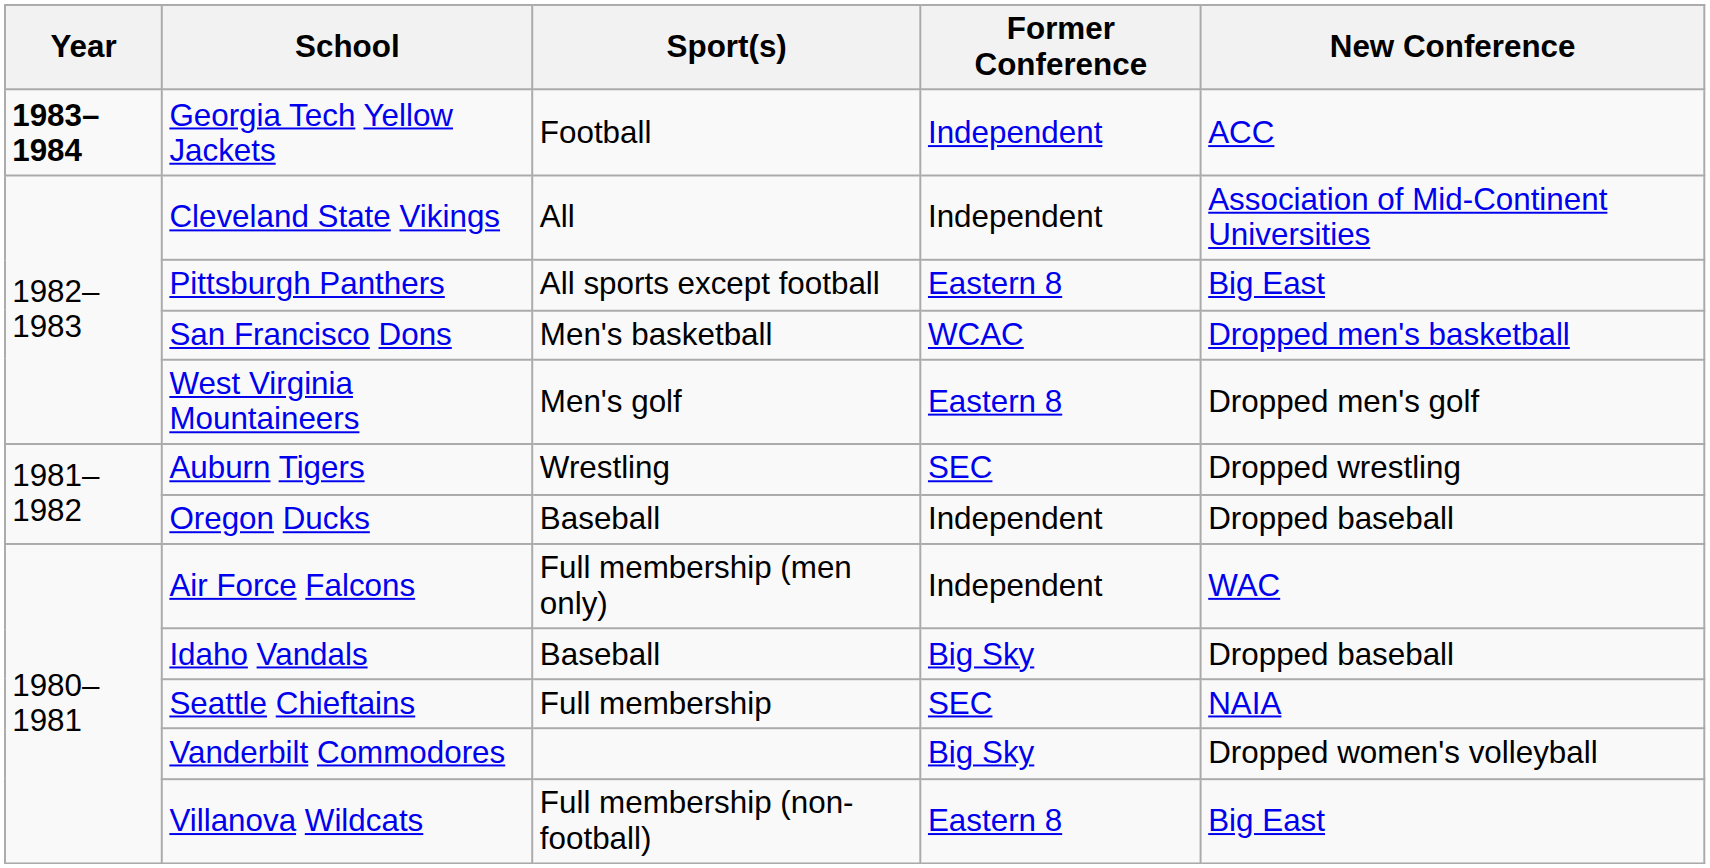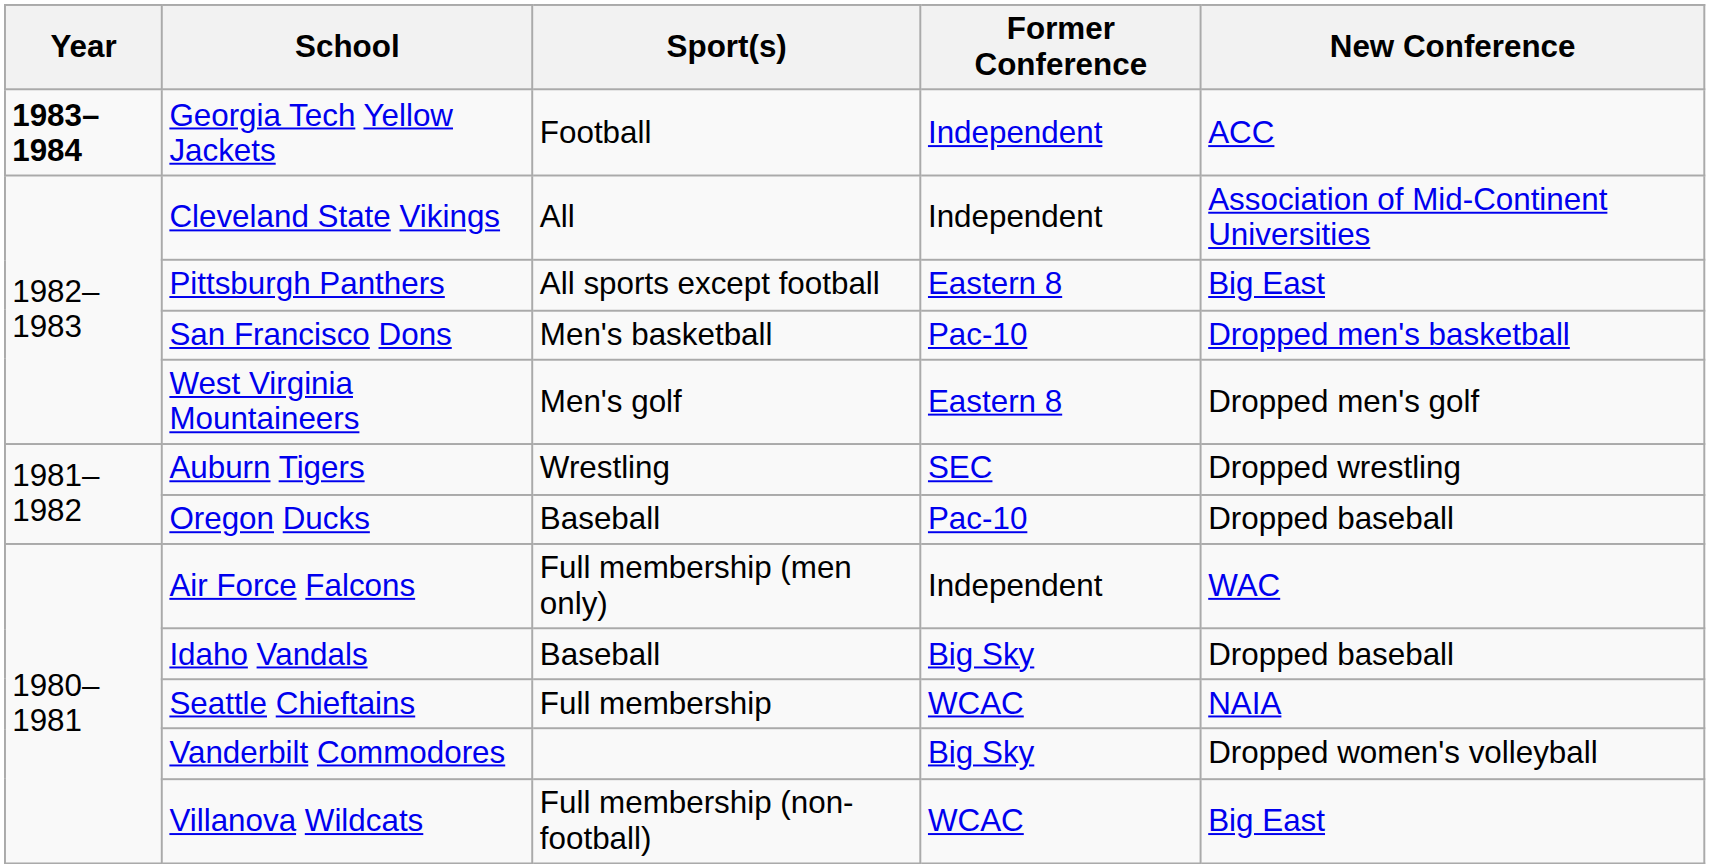(976, 334) WCAC -> (978, 334) Pac-10
(1015, 518) Independent -> (978, 518) Pac-10
(960, 703) SEC -> (976, 703) WCAC
(995, 820) Eastern 8 -> (976, 820) WCAC
